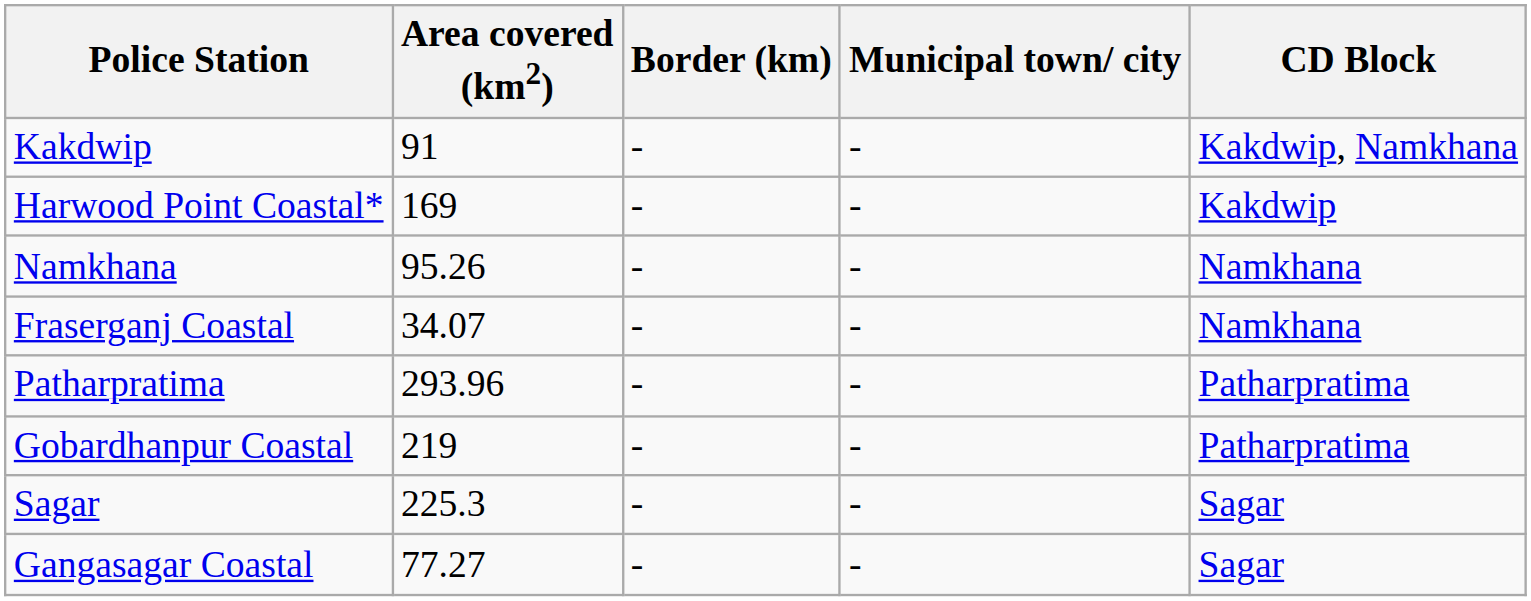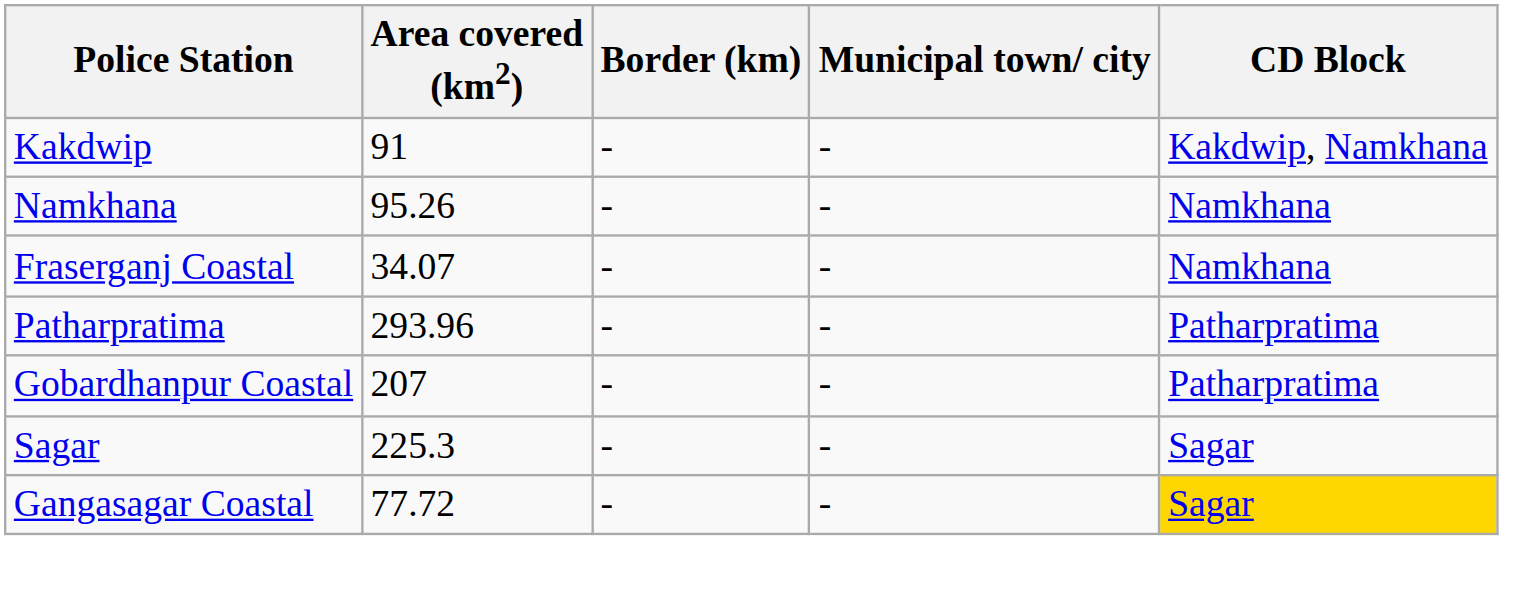- row: (199, 206)
(429, 444) 219 -> (399, 384) 207
(443, 563) 77.27 -> (413, 504) 77.72
(1241, 563) no background -> (1211, 504) gold background
